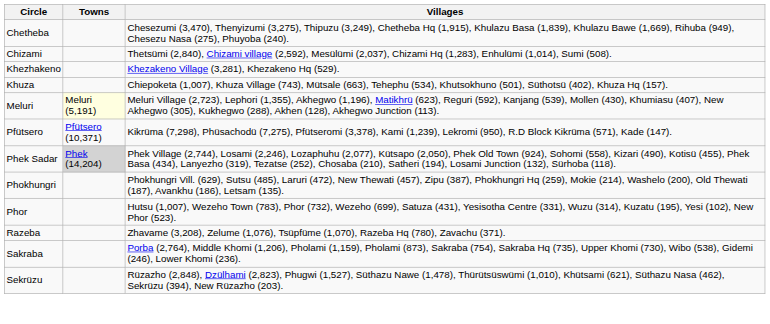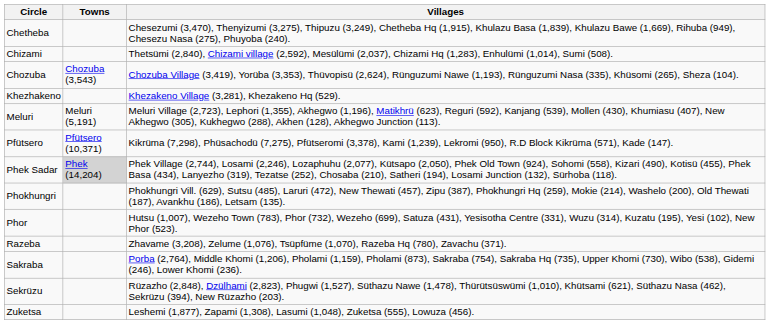+ row: (26, 75)
- row: (20, 85)
(81, 106) lightyellow background -> (81, 117) no background
+ row: (24, 312)
